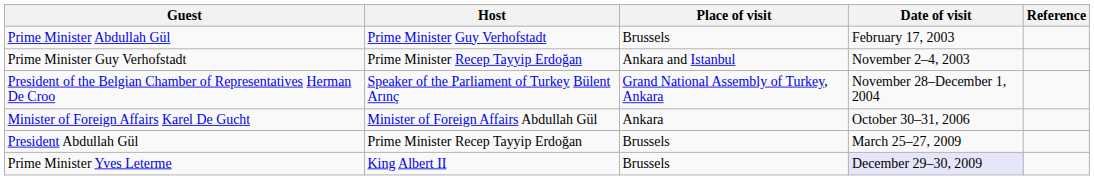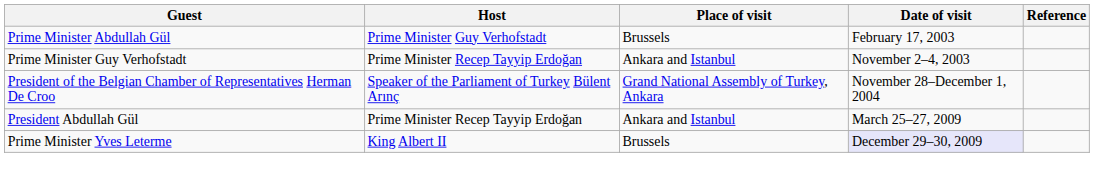- row: (129, 119)
(646, 141) Brussels -> (679, 119) Ankara and Istanbul
